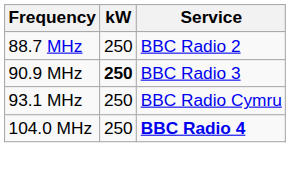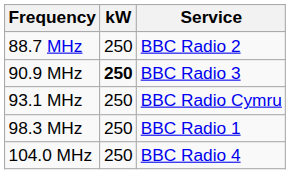+ row: (45, 127)
(193, 127) bold -> (191, 155) normal
